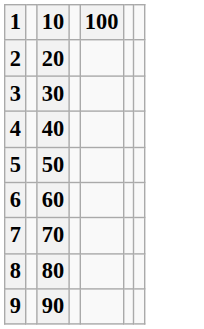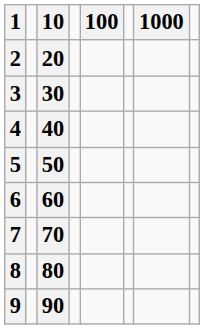+ column: (161, 22)
